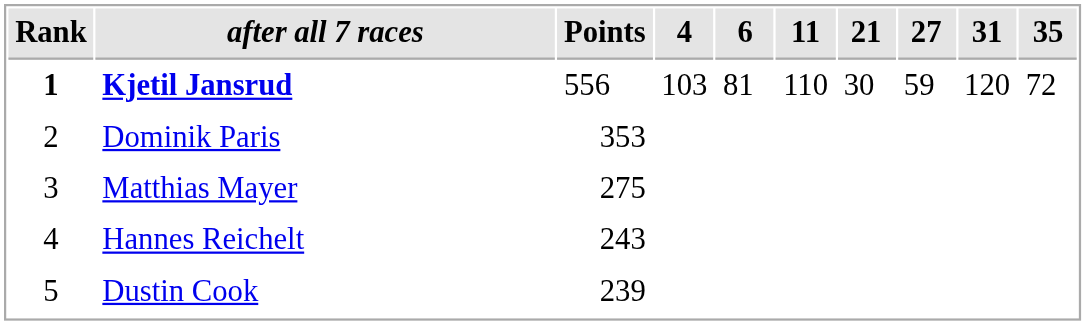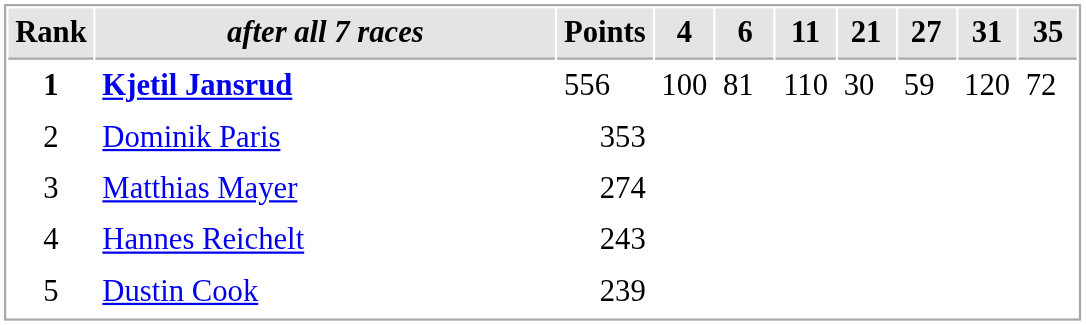(684, 85) 103 -> (684, 85) 100
(623, 188) 275 -> (623, 188) 274
